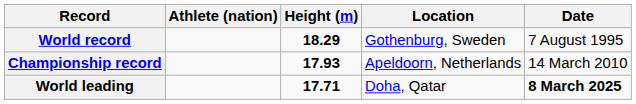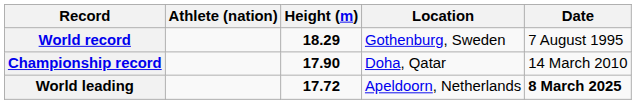(321, 63) 17.93 -> (321, 63) 17.90
(443, 63) Apeldoorn, Netherlands -> (405, 63) Doha, Qatar
(321, 87) 17.71 -> (321, 87) 17.72
(405, 87) Doha, Qatar -> (443, 87) Apeldoorn, Netherlands
